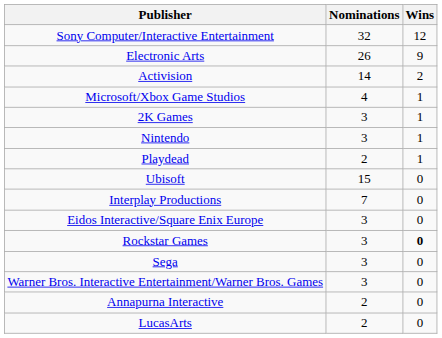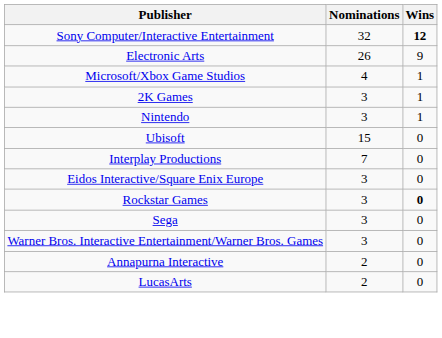(420, 35) normal -> (420, 35) bold
- row: (165, 76)
- row: (165, 158)
